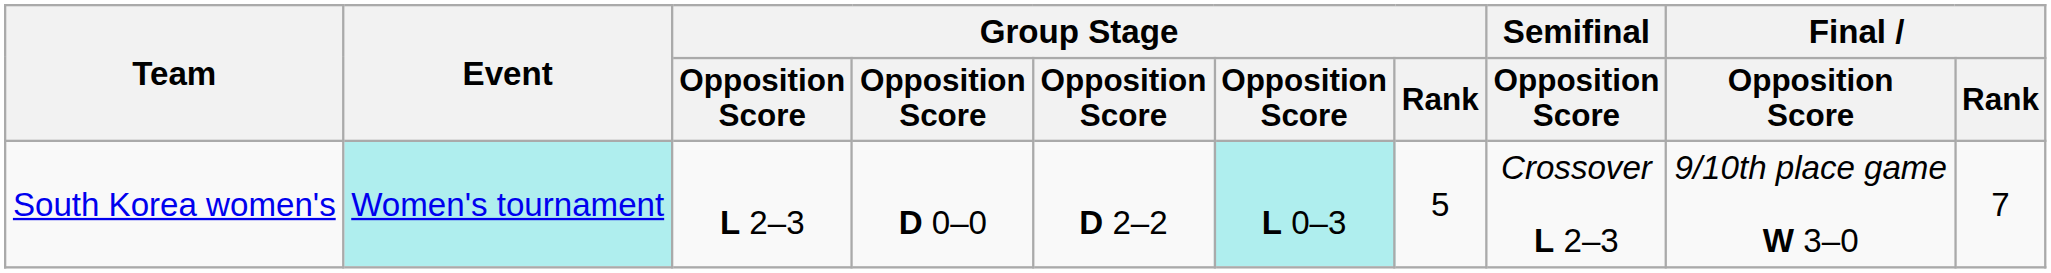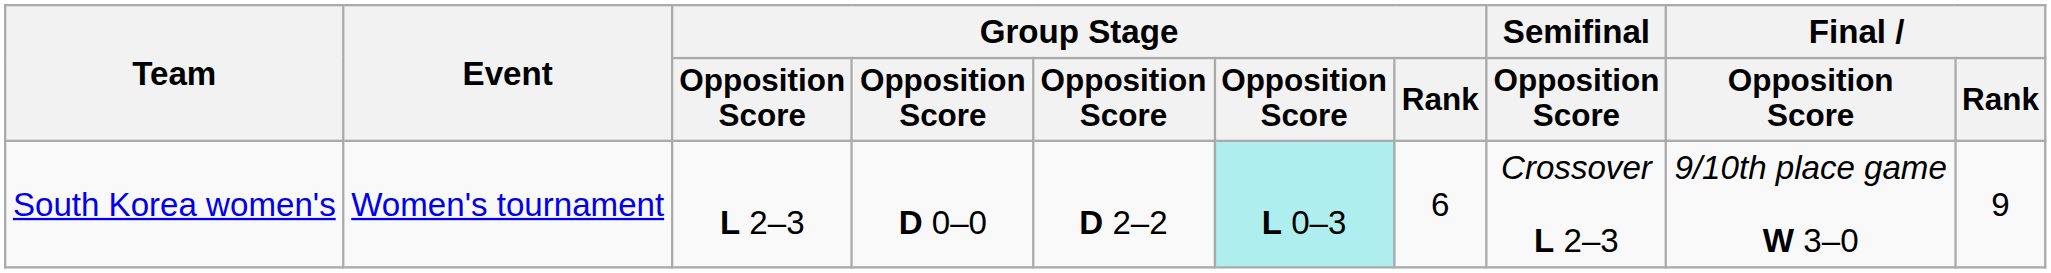(508, 205) paleturquoise background -> (508, 205) no background
(1440, 205) 5 -> (1440, 205) 6
(2000, 205) 7 -> (2000, 205) 9
